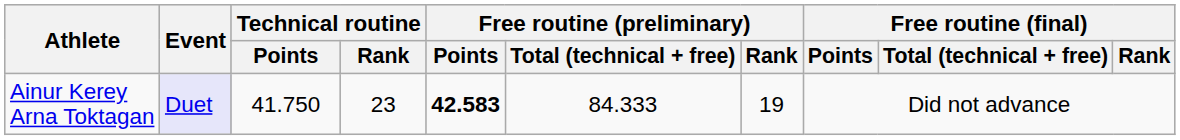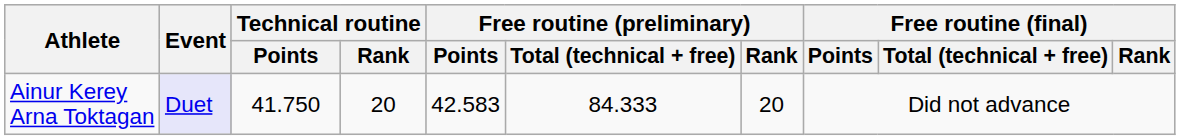(383, 104) 23 -> (383, 104) 20
(466, 104) bold -> (466, 104) normal
(772, 104) 19 -> (772, 104) 20
